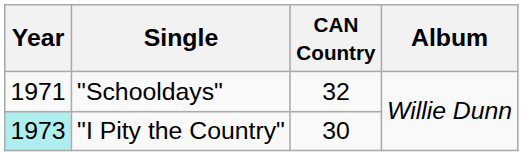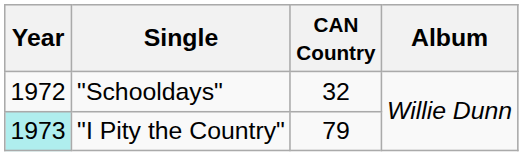(38, 91) 1971 -> (38, 91) 1972
(336, 130) 30 -> (336, 130) 79
